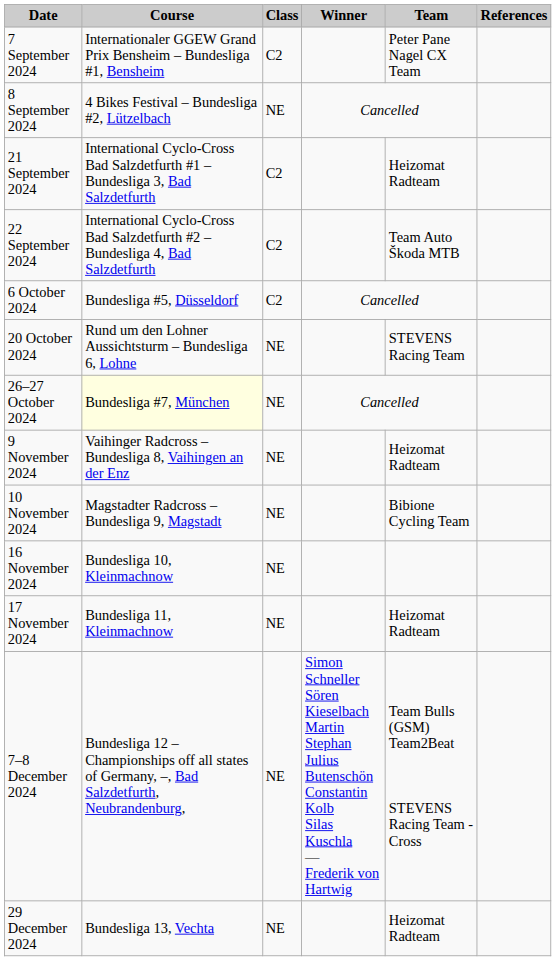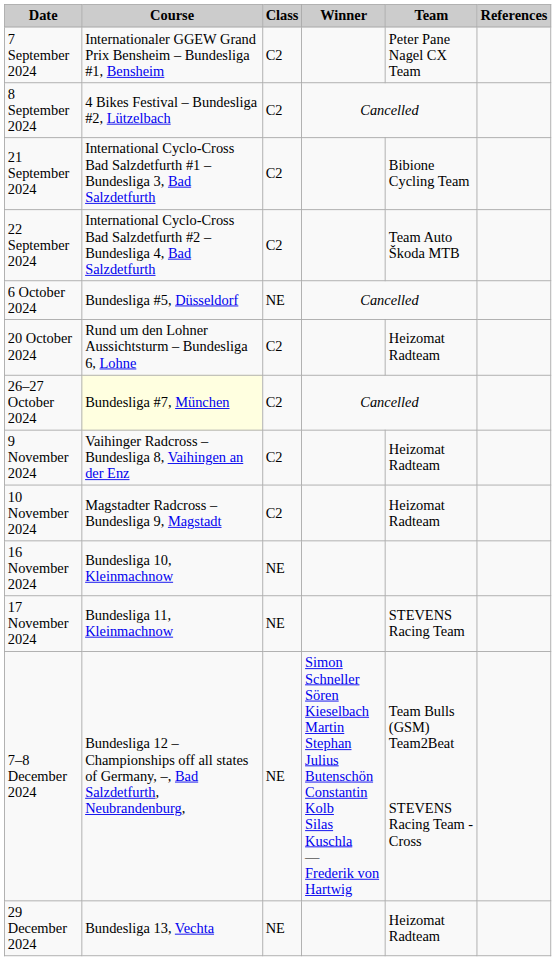(275, 110) NE -> (274, 110) C2
(417, 173) Heizomat Radteam -> (429, 173) Bibione Cycling Team
(274, 300) C2 -> (275, 300) NE
(275, 347) NE -> (274, 347) C2
(427, 347) STEVENS Racing Team -> (417, 347) Heizomat Radteam
(275, 402) NE -> (274, 402) C2
(275, 457) NE -> (274, 457) C2
(275, 513) NE -> (274, 513) C2
(429, 513) Bibione Cycling Team -> (417, 513) Heizomat Radteam
(417, 623) Heizomat Radteam -> (427, 623) STEVENS Racing Team
